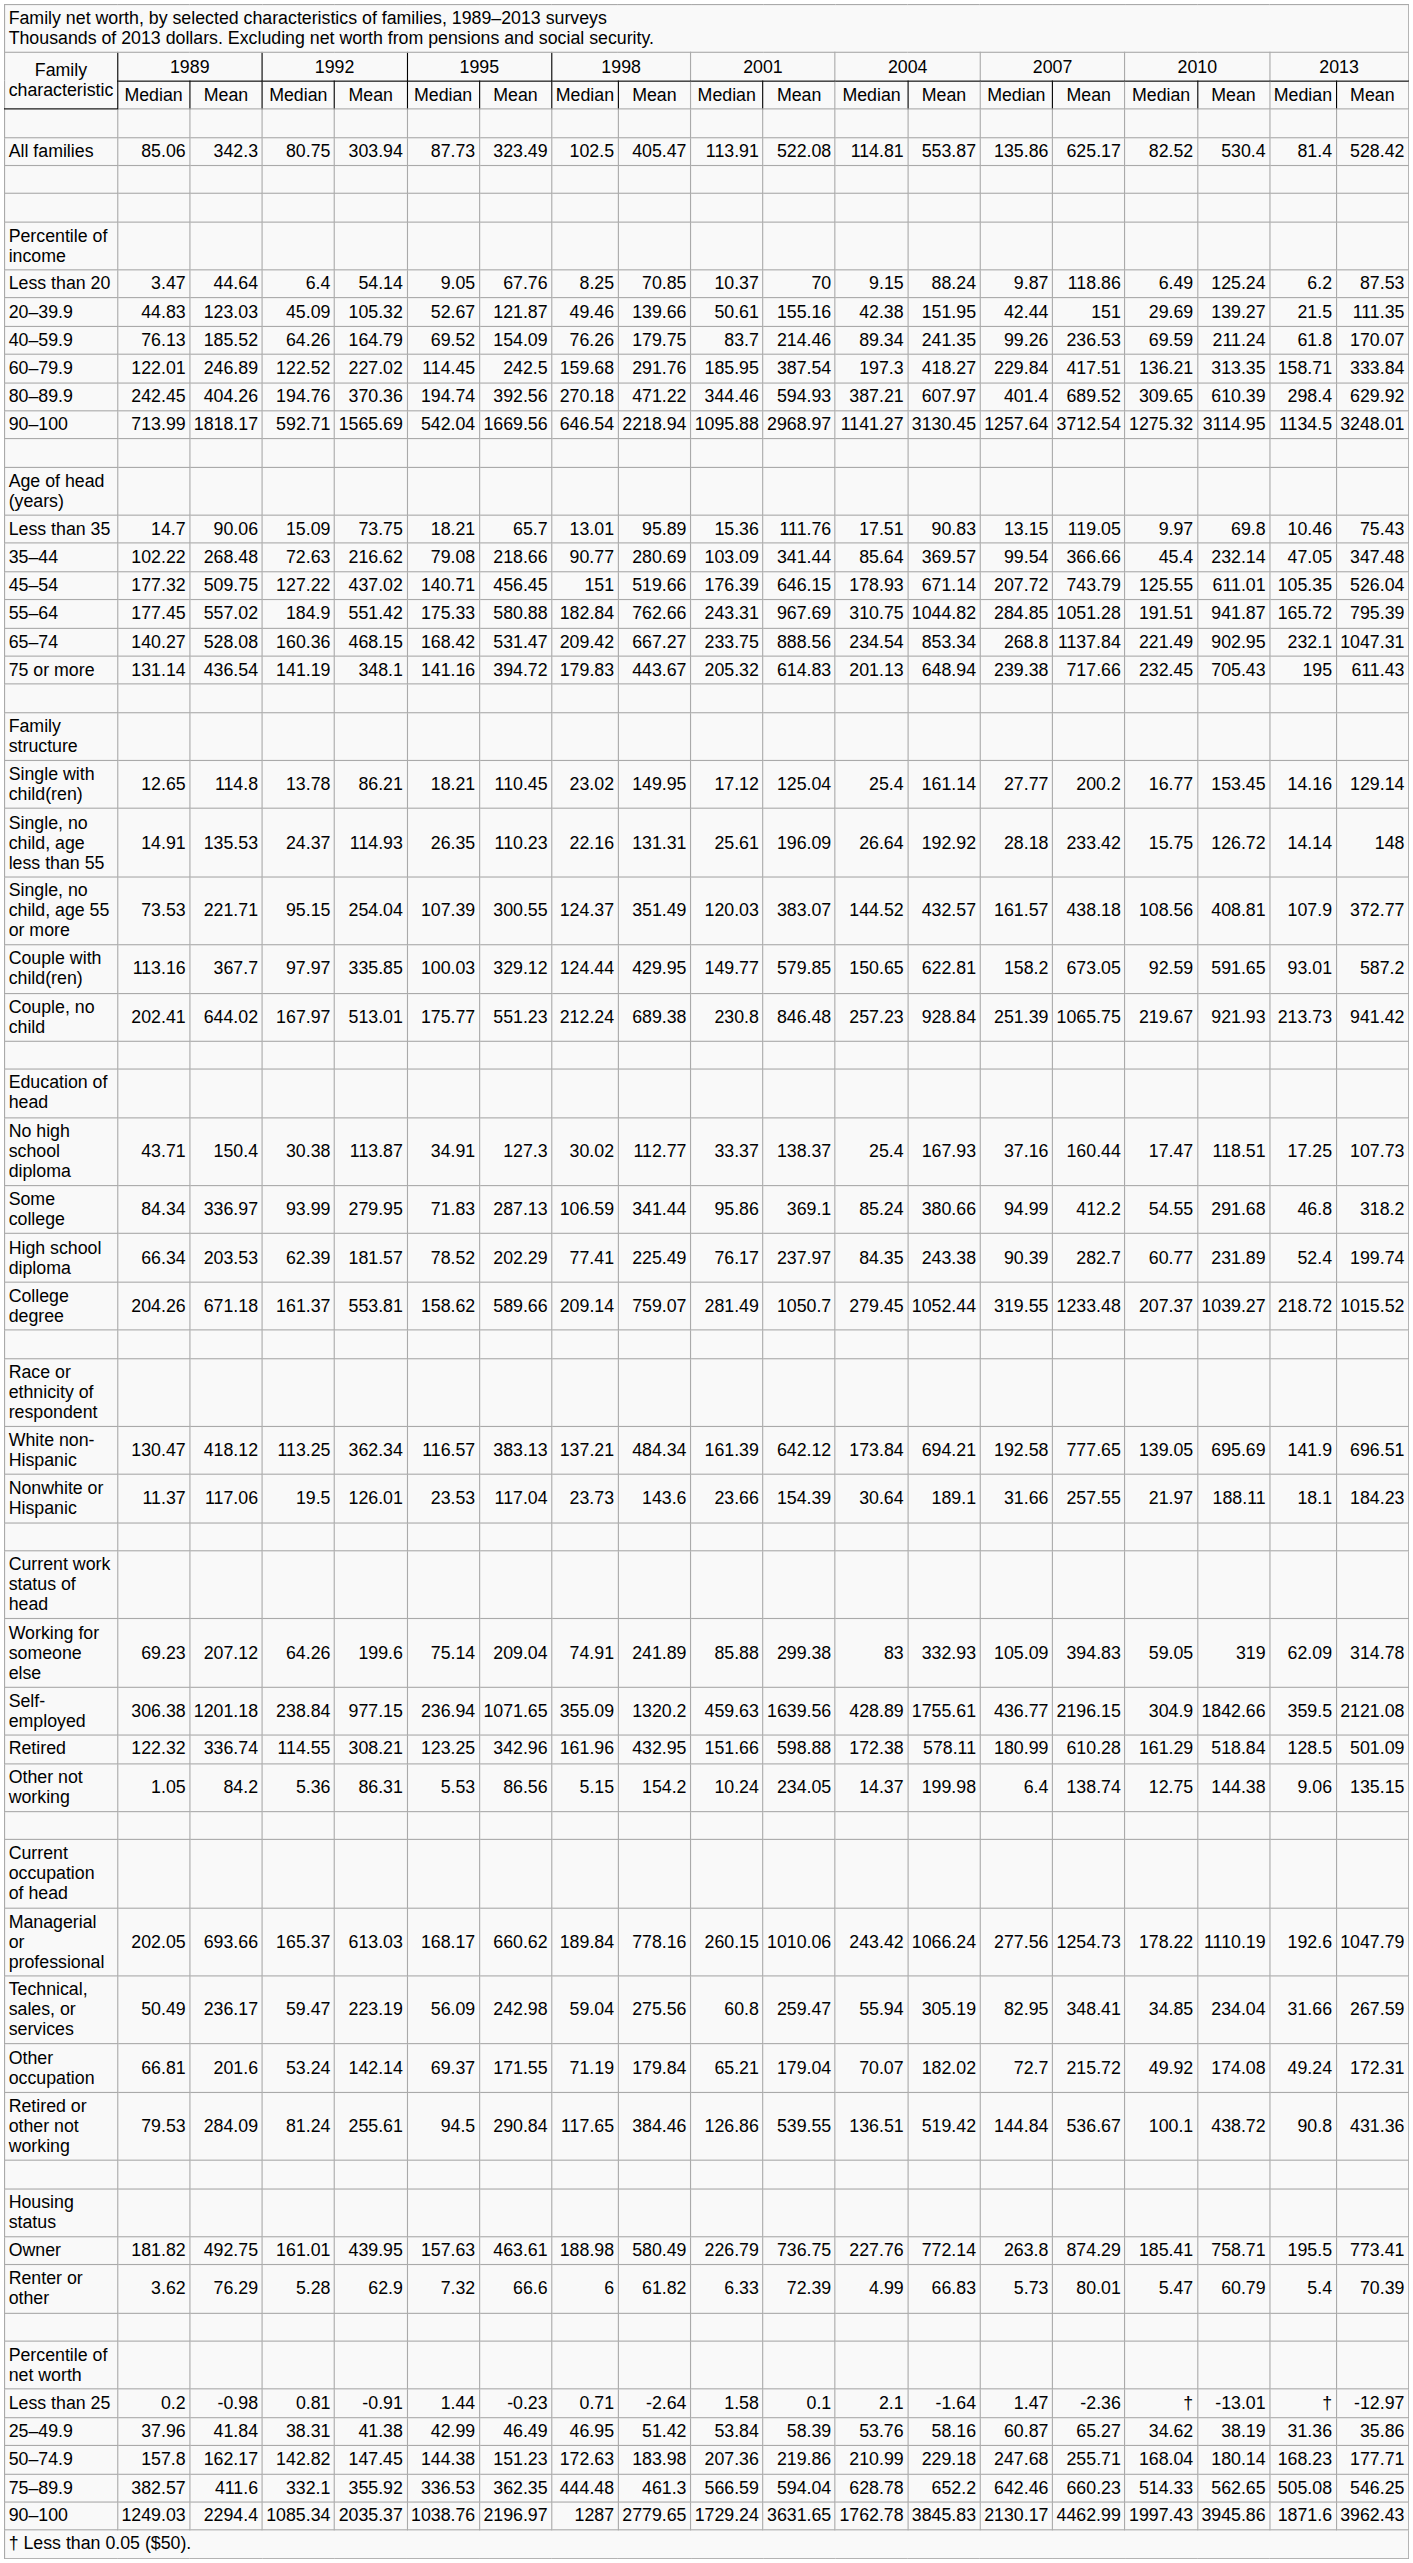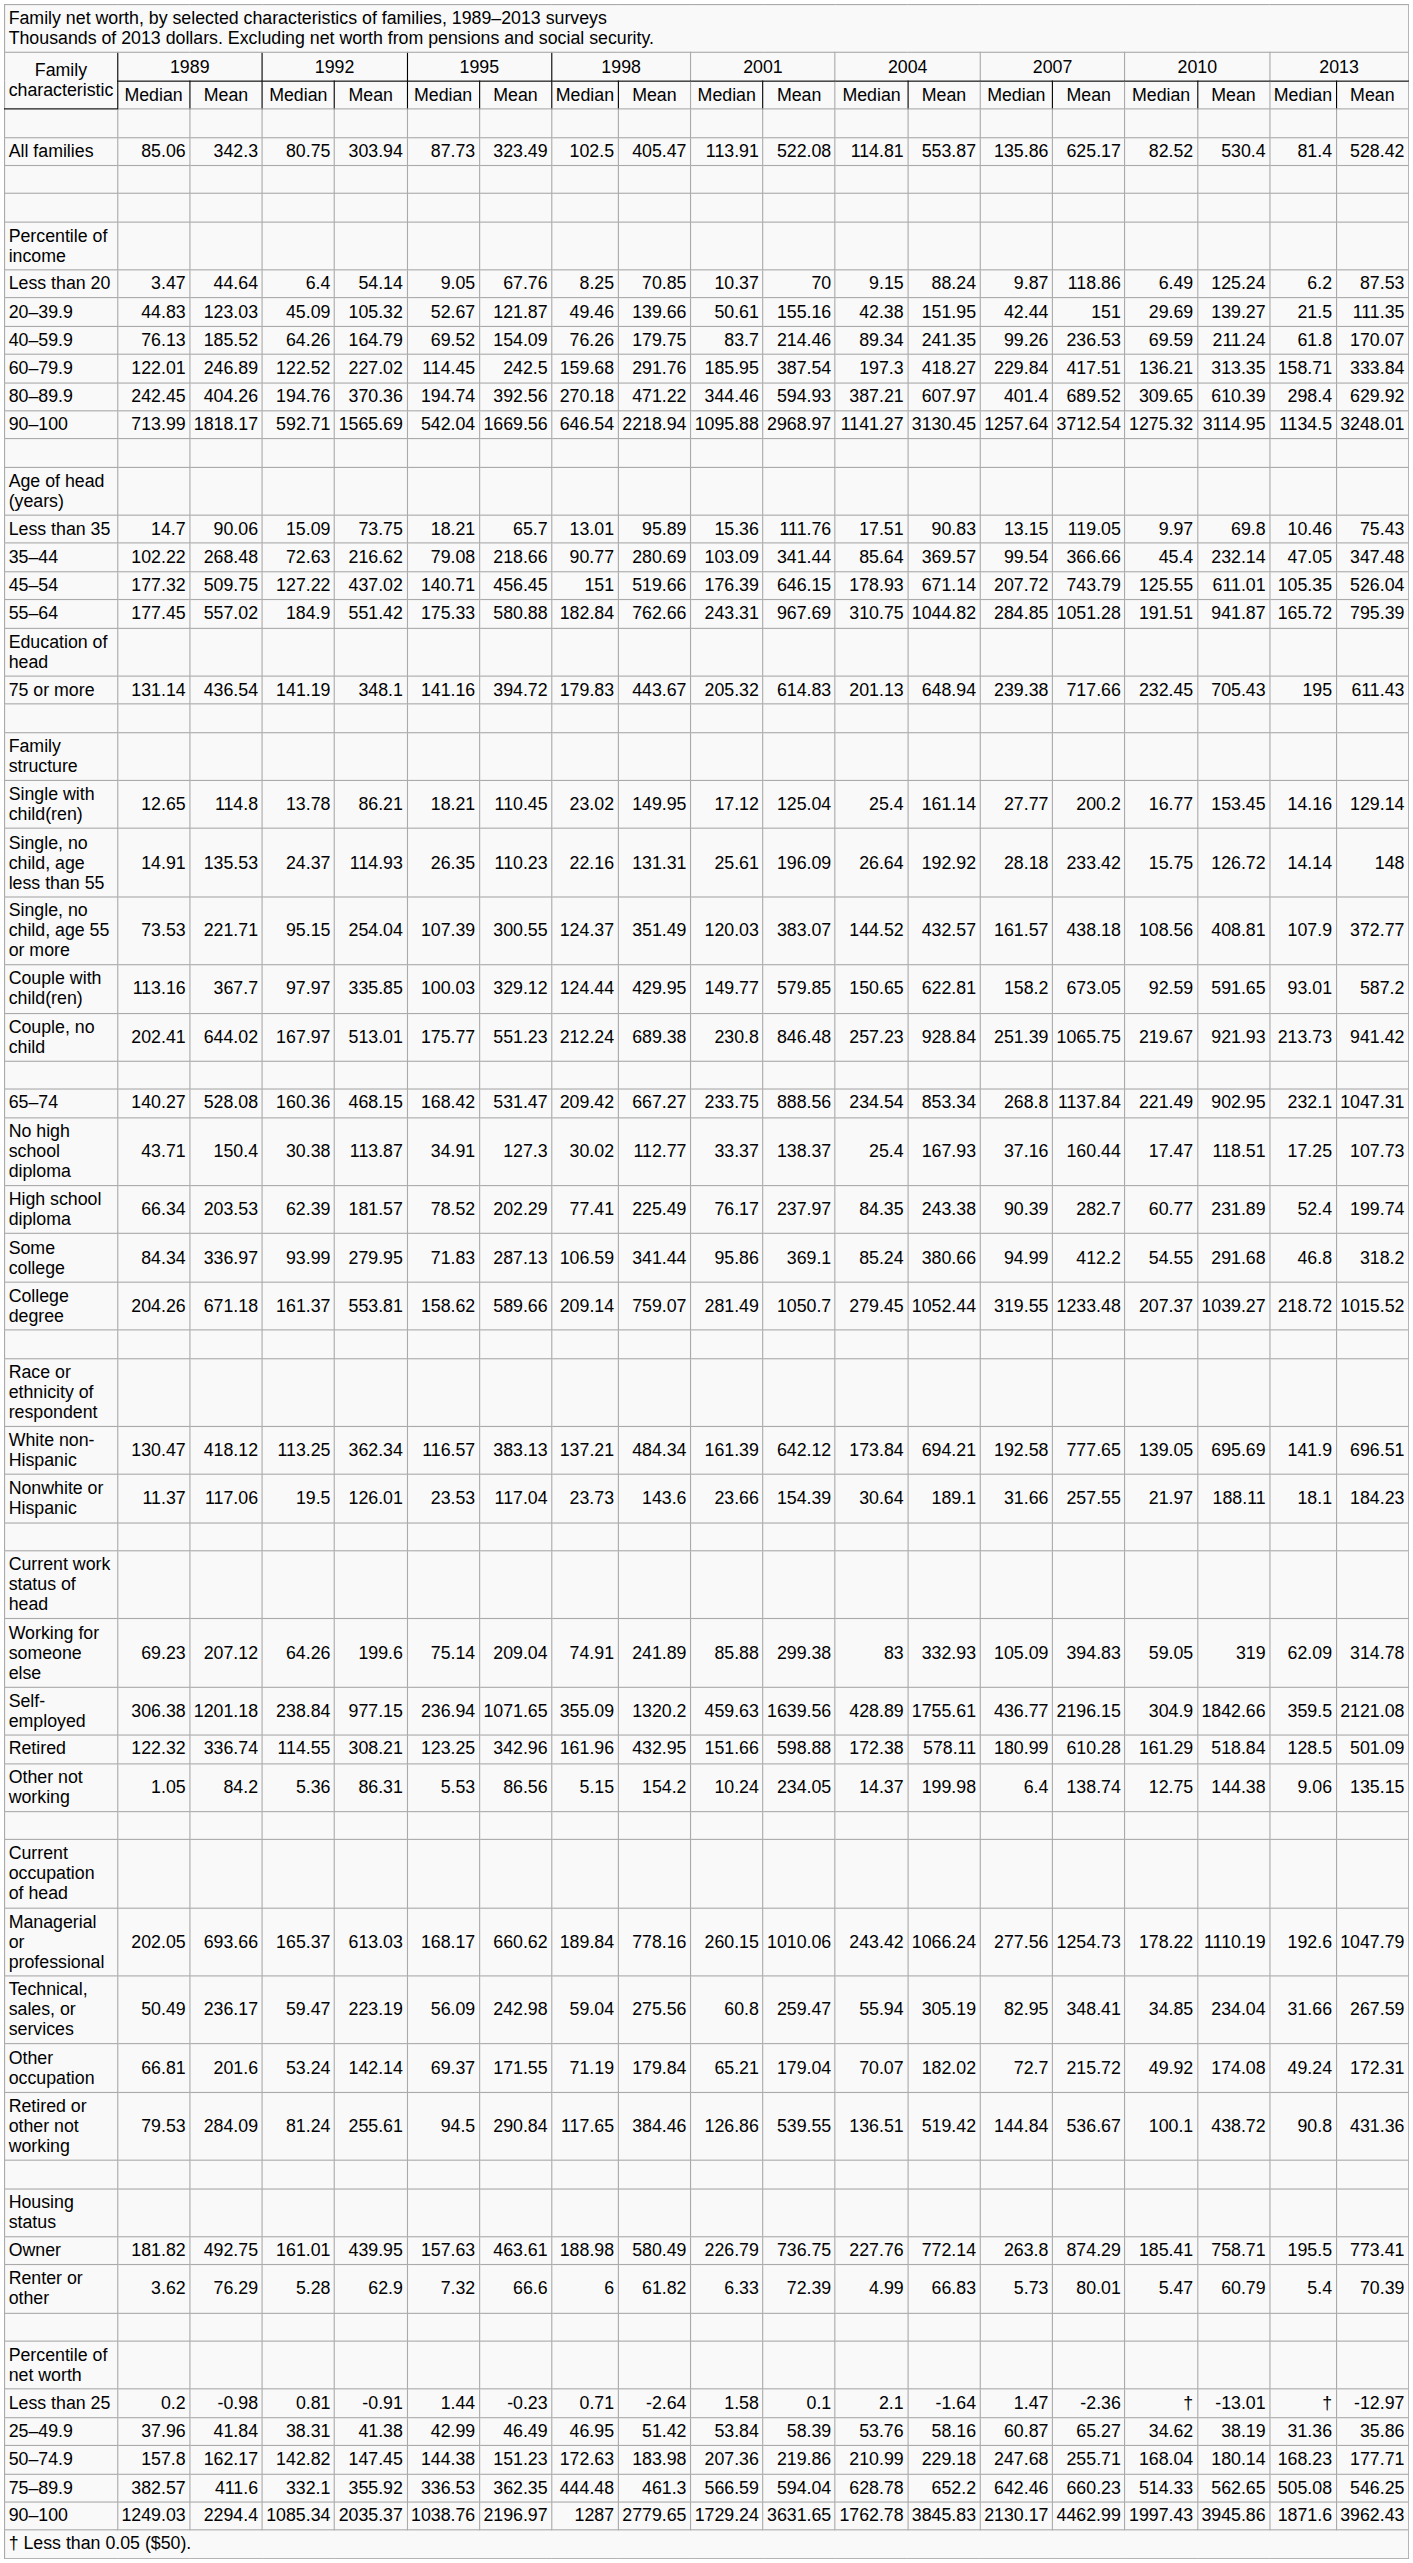rows swapped: (33, 641) <-> (58, 1093)
rows swapped: (55, 1257) <-> (37, 1209)
